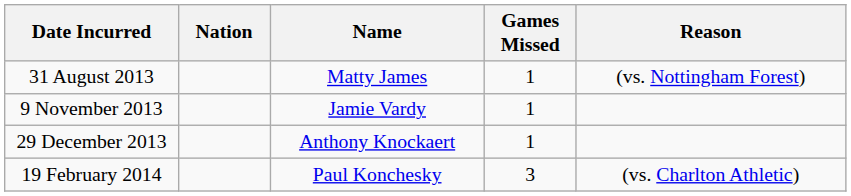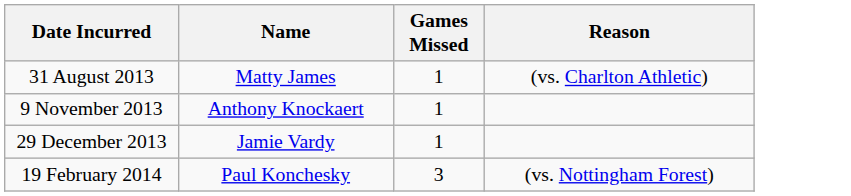- column: (224, 32)
(711, 76) (vs. Nottingham Forest) -> (619, 76) (vs. Charlton Athletic)
(377, 109) Jamie Vardy -> (286, 109) Anthony Knockaert
(377, 142) Anthony Knockaert -> (286, 142) Jamie Vardy
(711, 174) (vs. Charlton Athletic) -> (619, 174) (vs. Nottingham Forest)
